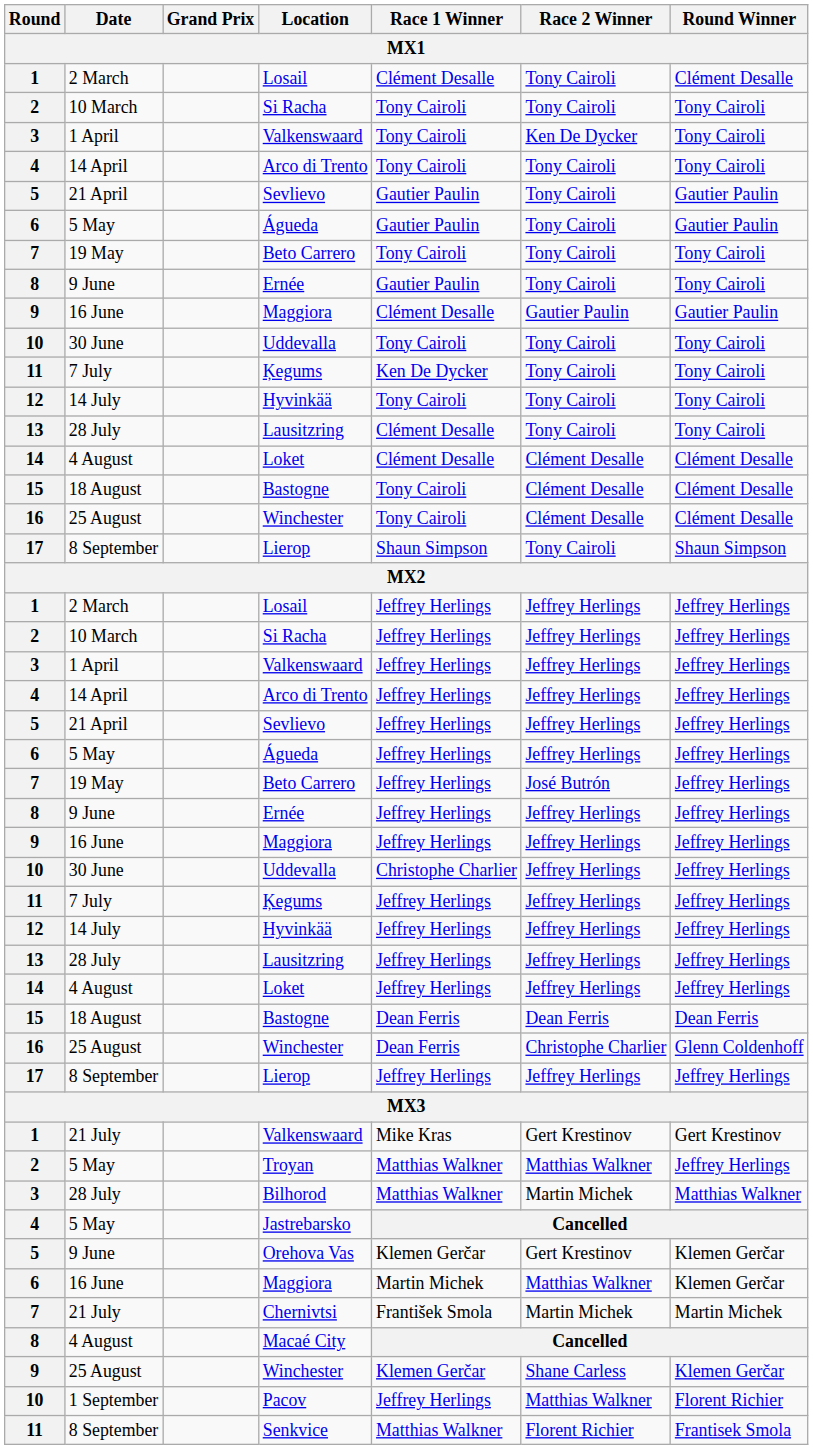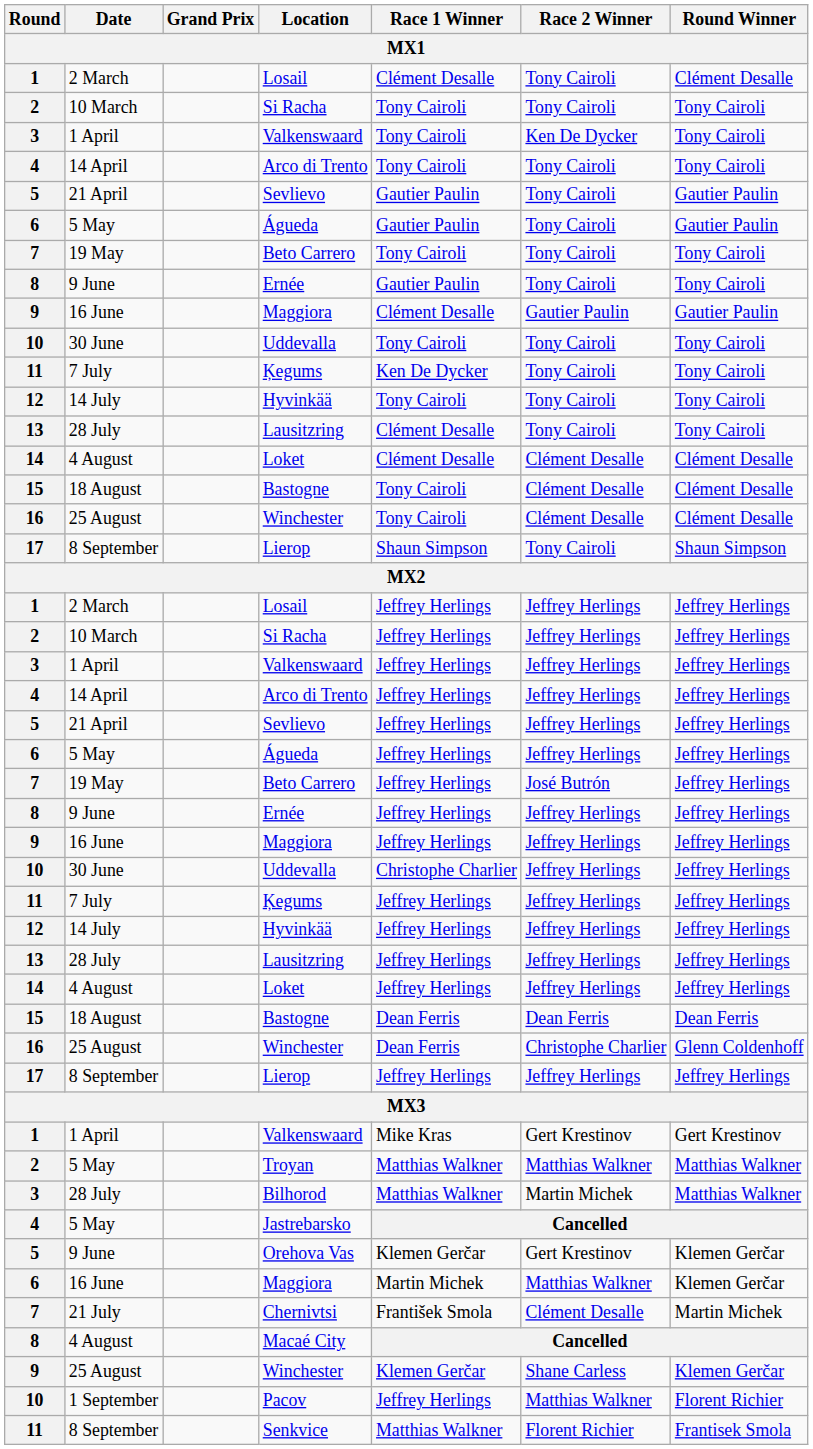(95, 1135) 21 July -> (94, 1135) 1 April
(732, 1165) Jeffrey Herlings -> (738, 1165) Matthias Walkner
(579, 1312) Martin Michek -> (585, 1312) Clément Desalle
